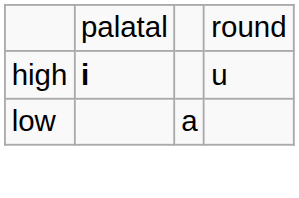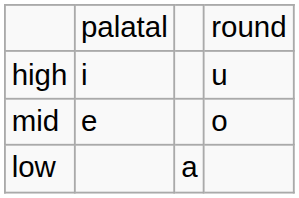(85, 74) bold -> (84, 74) normal
+ row: (35, 121)
